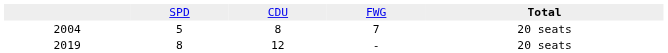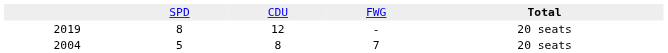rows swapped: (67, 45) <-> (67, 29)
